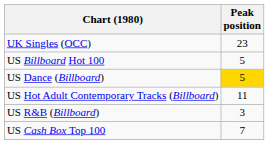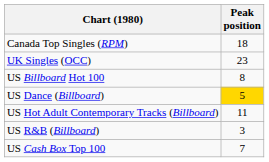+ row: (67, 43)
(242, 60) 5 -> (242, 78) 8
